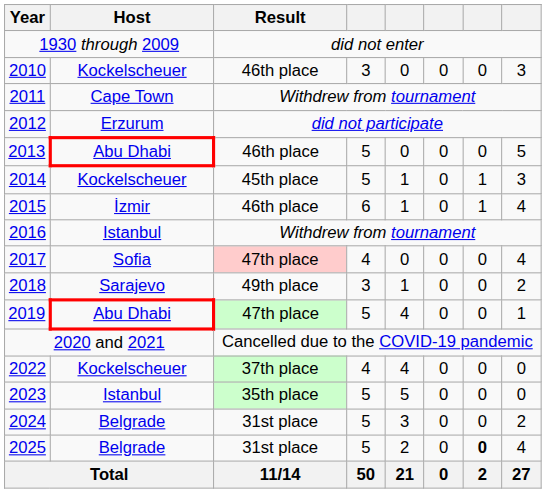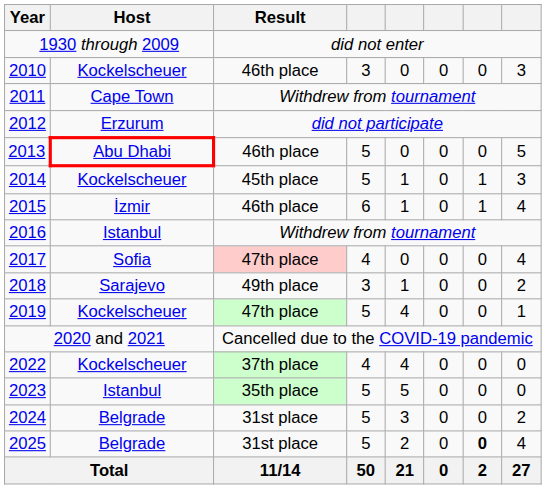(132, 314) Abu Dhabi -> (132, 312) Kockelscheuer
